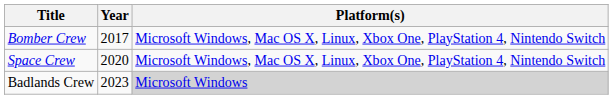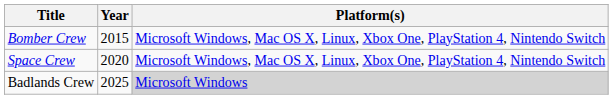(115, 37) 2017 -> (115, 37) 2015
(115, 82) 2023 -> (115, 82) 2025
